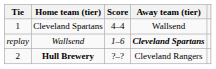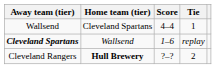columns swapped: (18, 11) <-> (169, 11)
